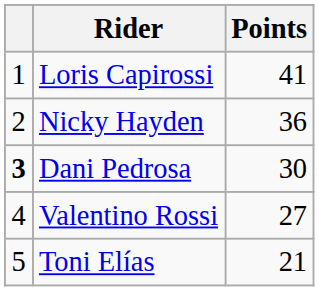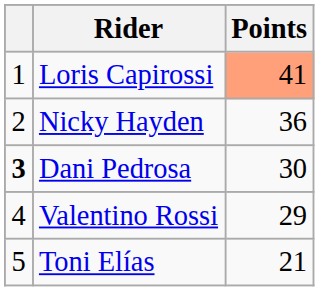(293, 74) no background -> (293, 74) lightsalmon background
(293, 215) 27 -> (293, 215) 29
